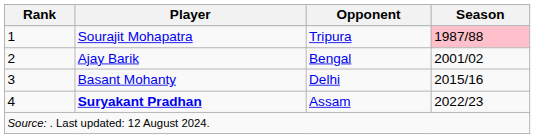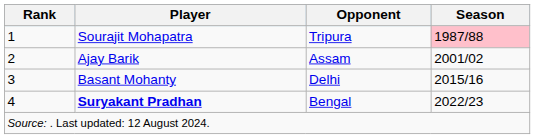(330, 58) Bengal -> (330, 58) Assam
(330, 101) Assam -> (330, 101) Bengal
